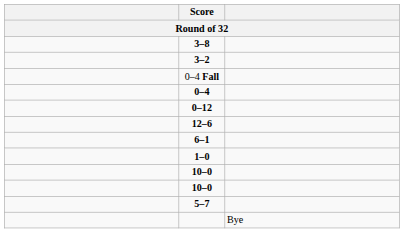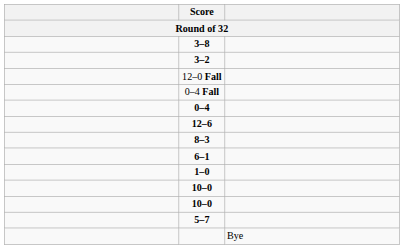+ row: (202, 76)
- row: (202, 108)
+ row: (202, 140)
